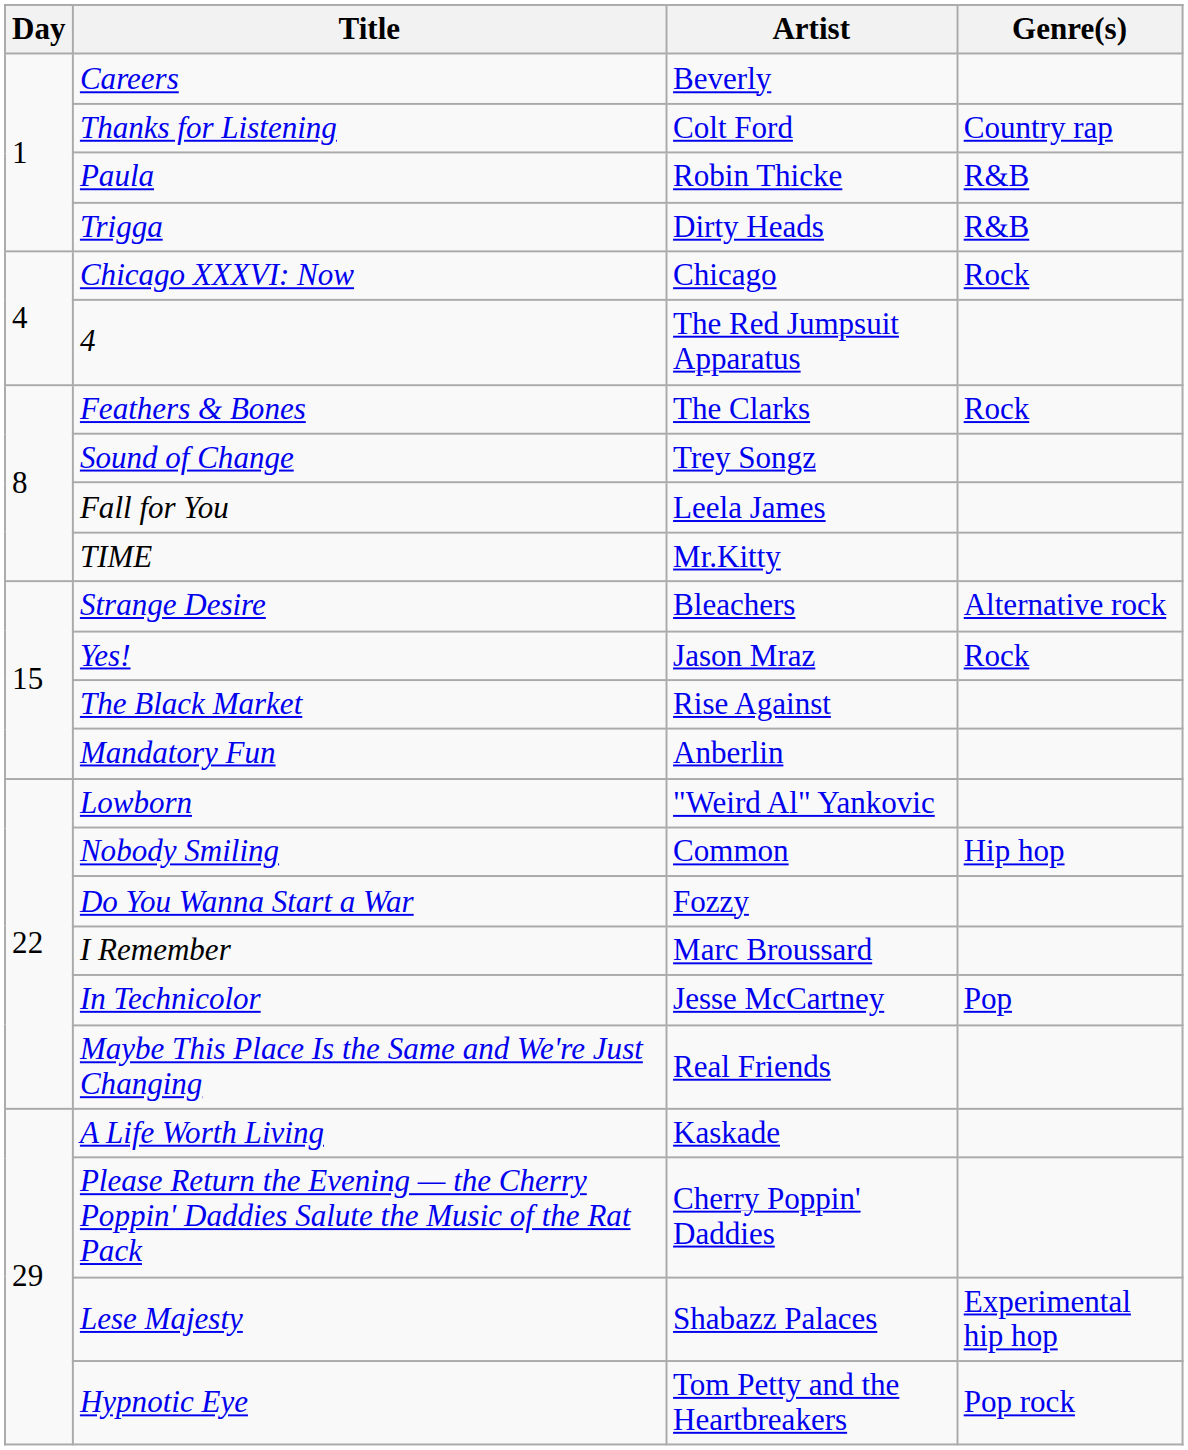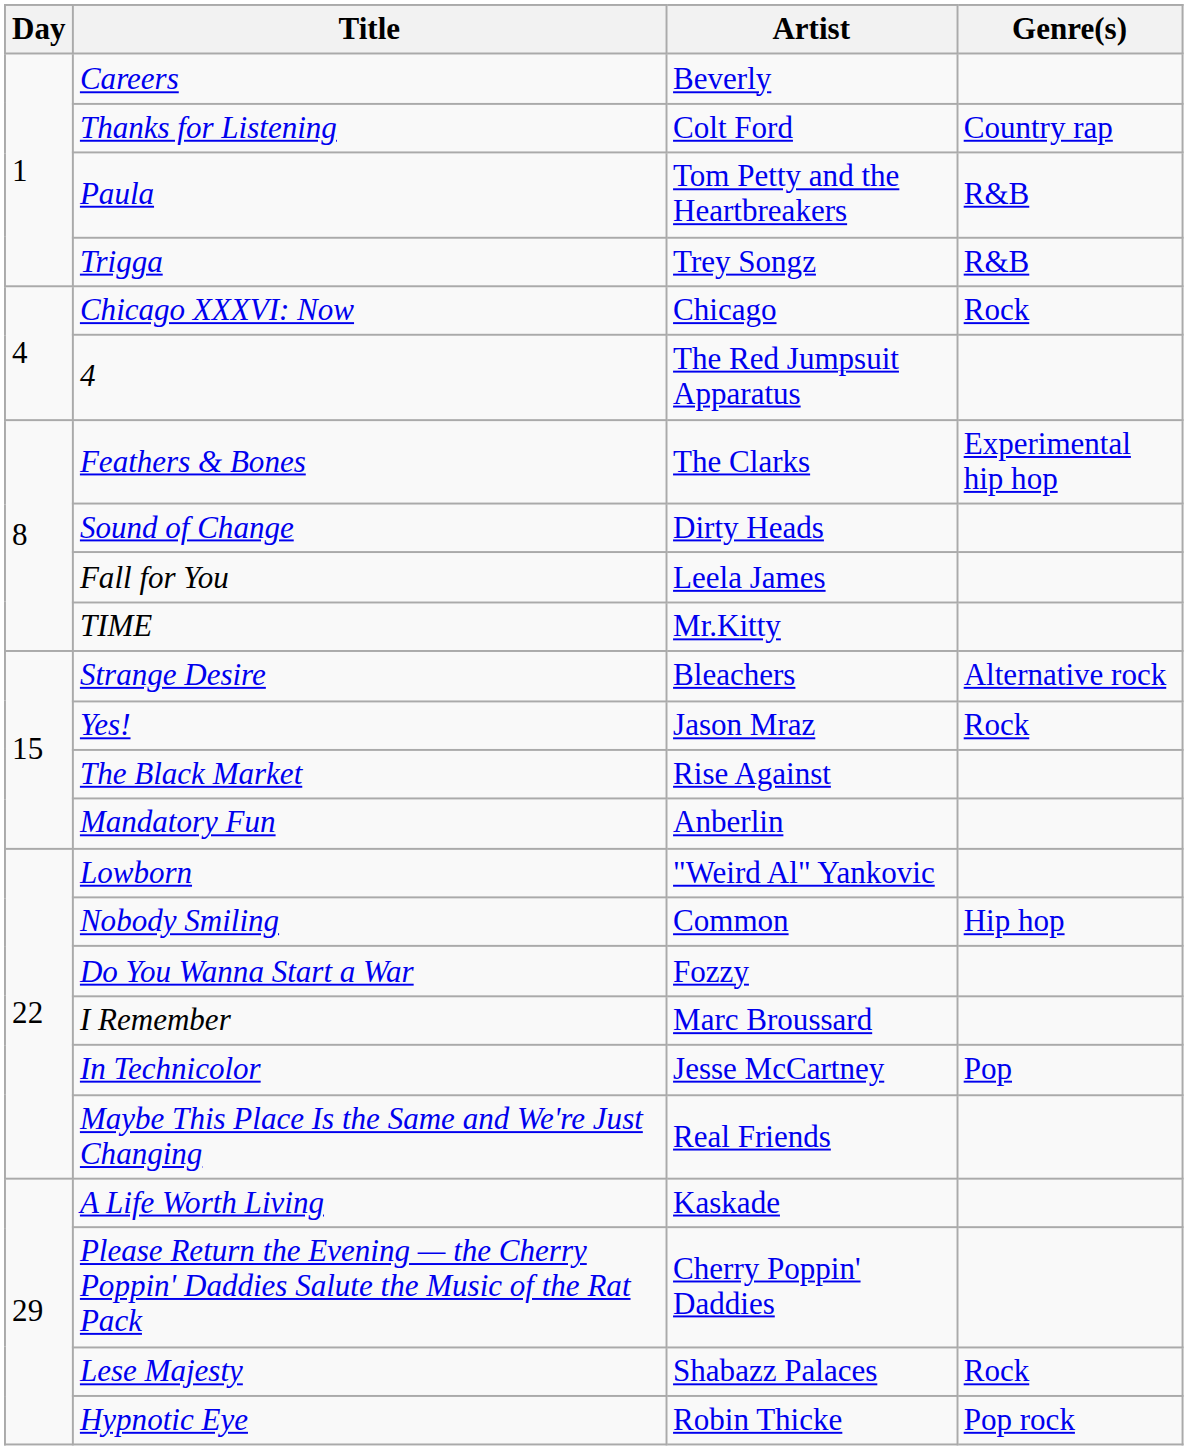(758, 176) Robin Thicke -> (786, 194) Tom Petty and the Heartbreakers
(748, 226) Dirty Heads -> (744, 260) Trey Songz
(996, 408) Rock -> (1047, 461) Experimental hip hop
(744, 457) Trey Songz -> (748, 527) Dirty Heads
(1047, 1318) Experimental hip hop -> (996, 1370) Rock
(786, 1402) Tom Petty and the Heartbreakers -> (758, 1420) Robin Thicke
